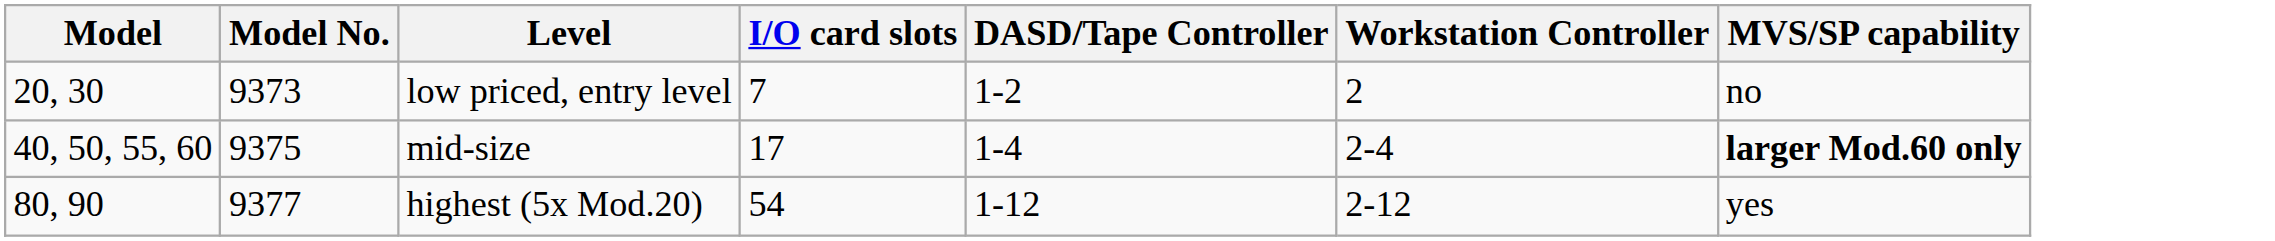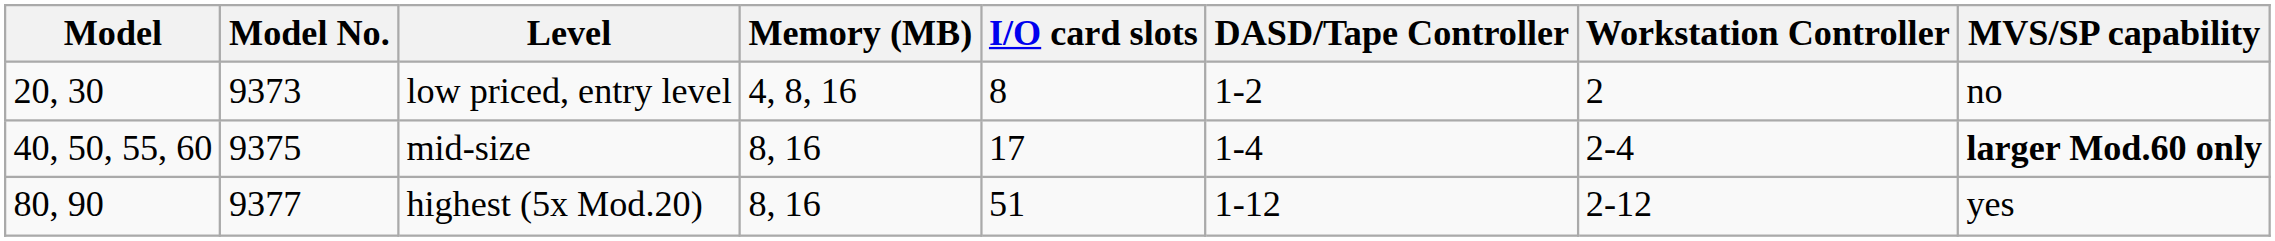+ column: (860, 33)
(757, 90) 7 -> (998, 90) 8
(766, 205) 54 -> (1007, 205) 51
